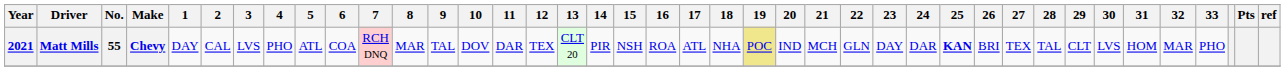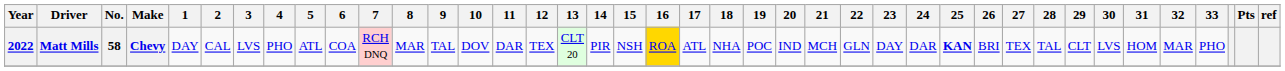(21, 46) 2021 -> (21, 46) 2022
(114, 46) 55 -> (114, 46) 58
(663, 46) no background -> (663, 46) gold background
(759, 46) khaki background -> (759, 46) no background
